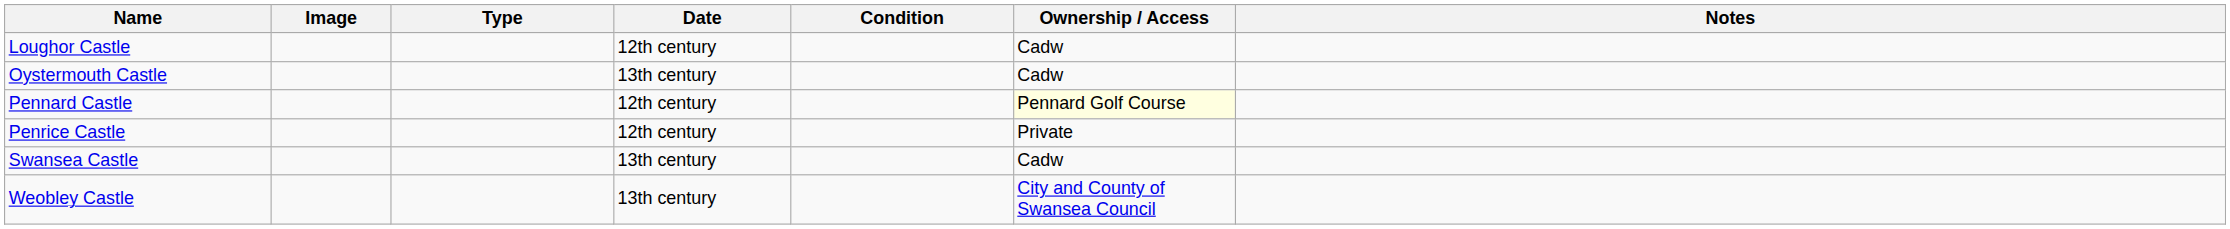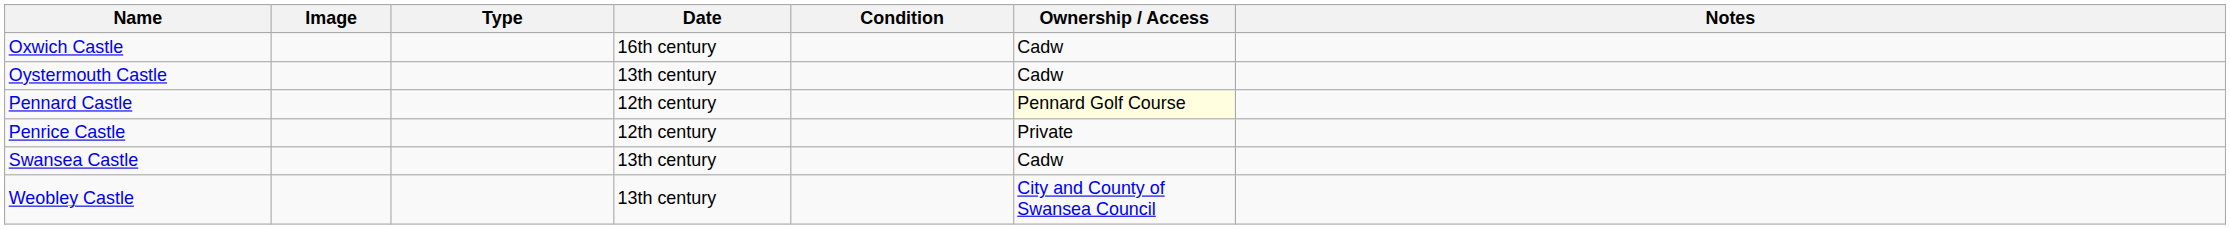- row: (69, 47)
+ row: (66, 47)
